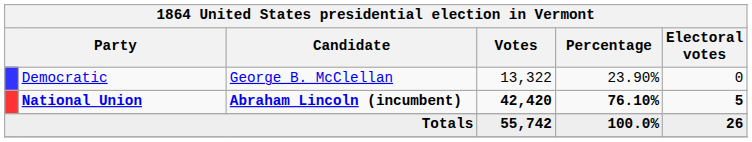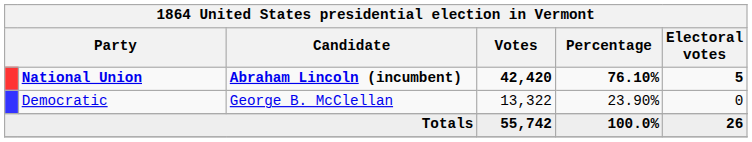rows swapped: (82, 102) <-> (65, 79)
